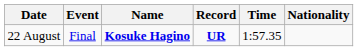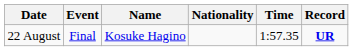columns swapped: (318, 14) <-> (216, 14)
(147, 35) bold -> (145, 35) normal
